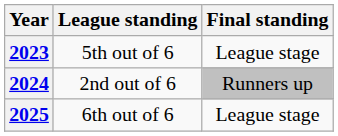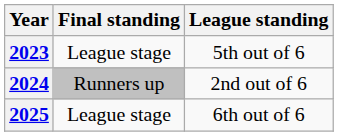columns swapped: (128, 20) <-> (268, 20)
